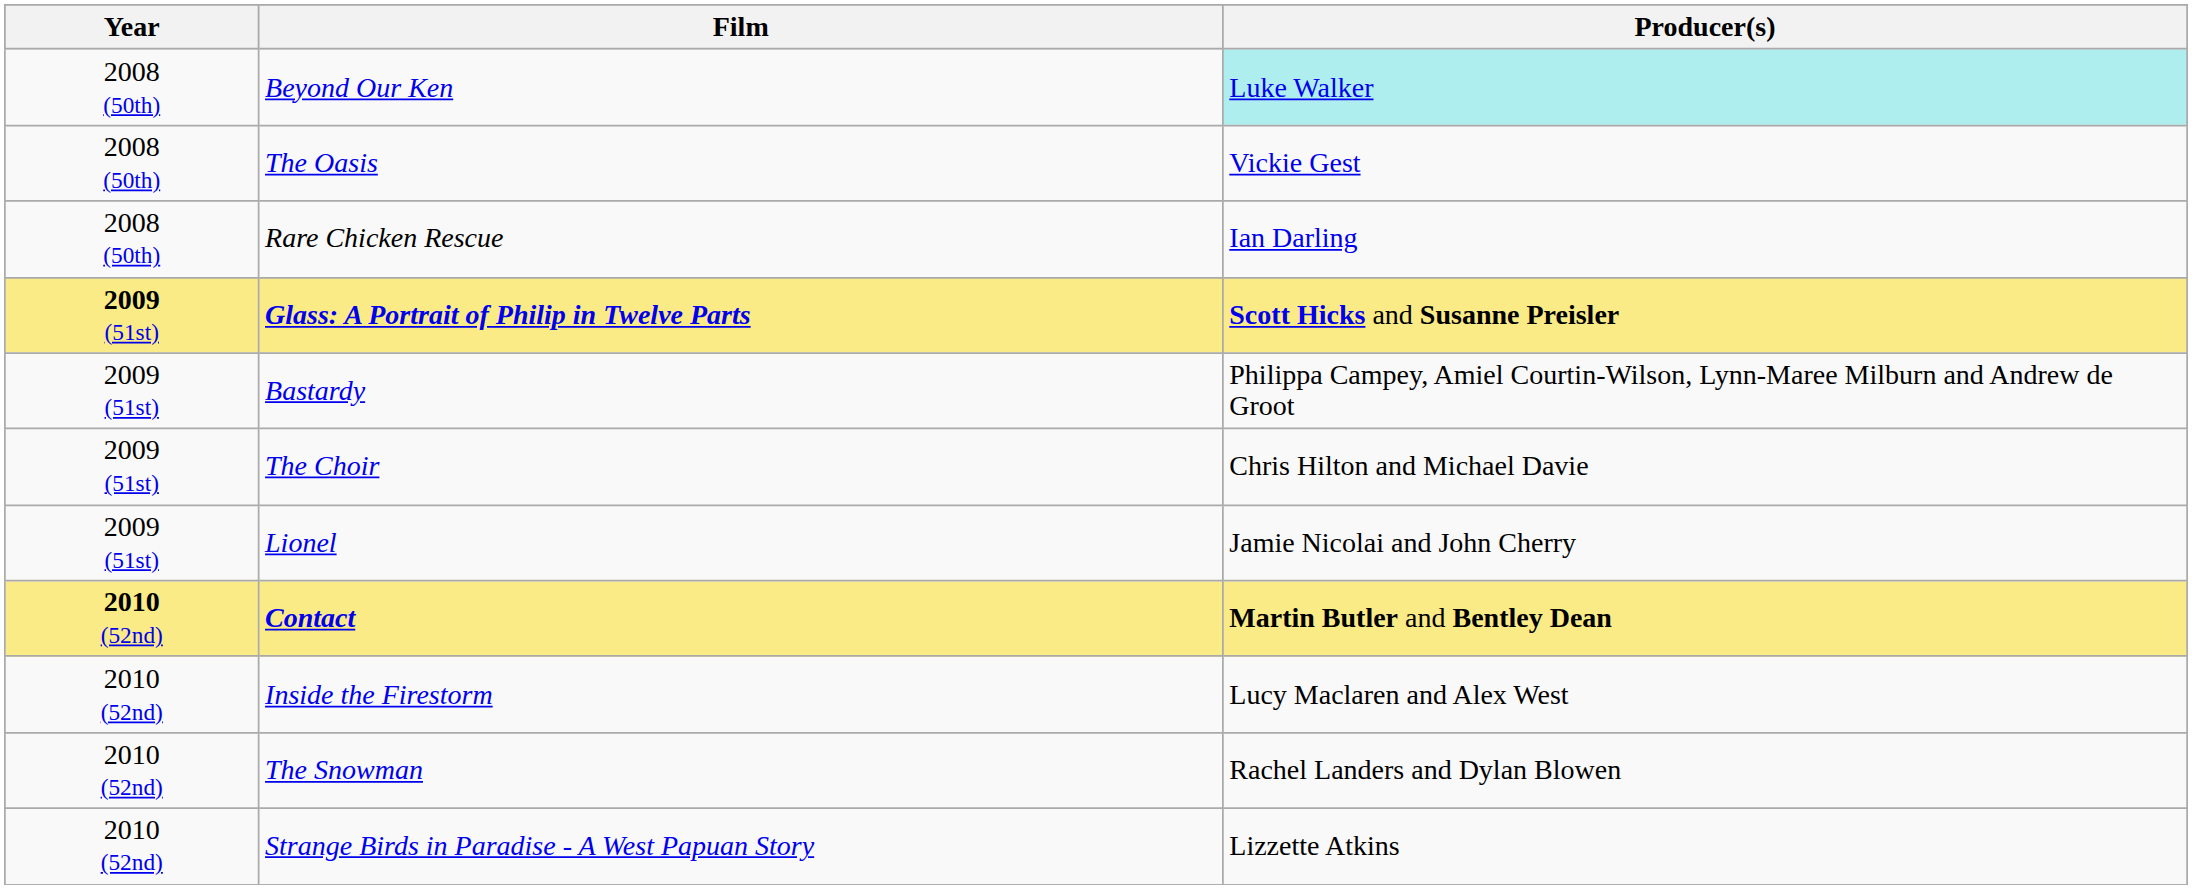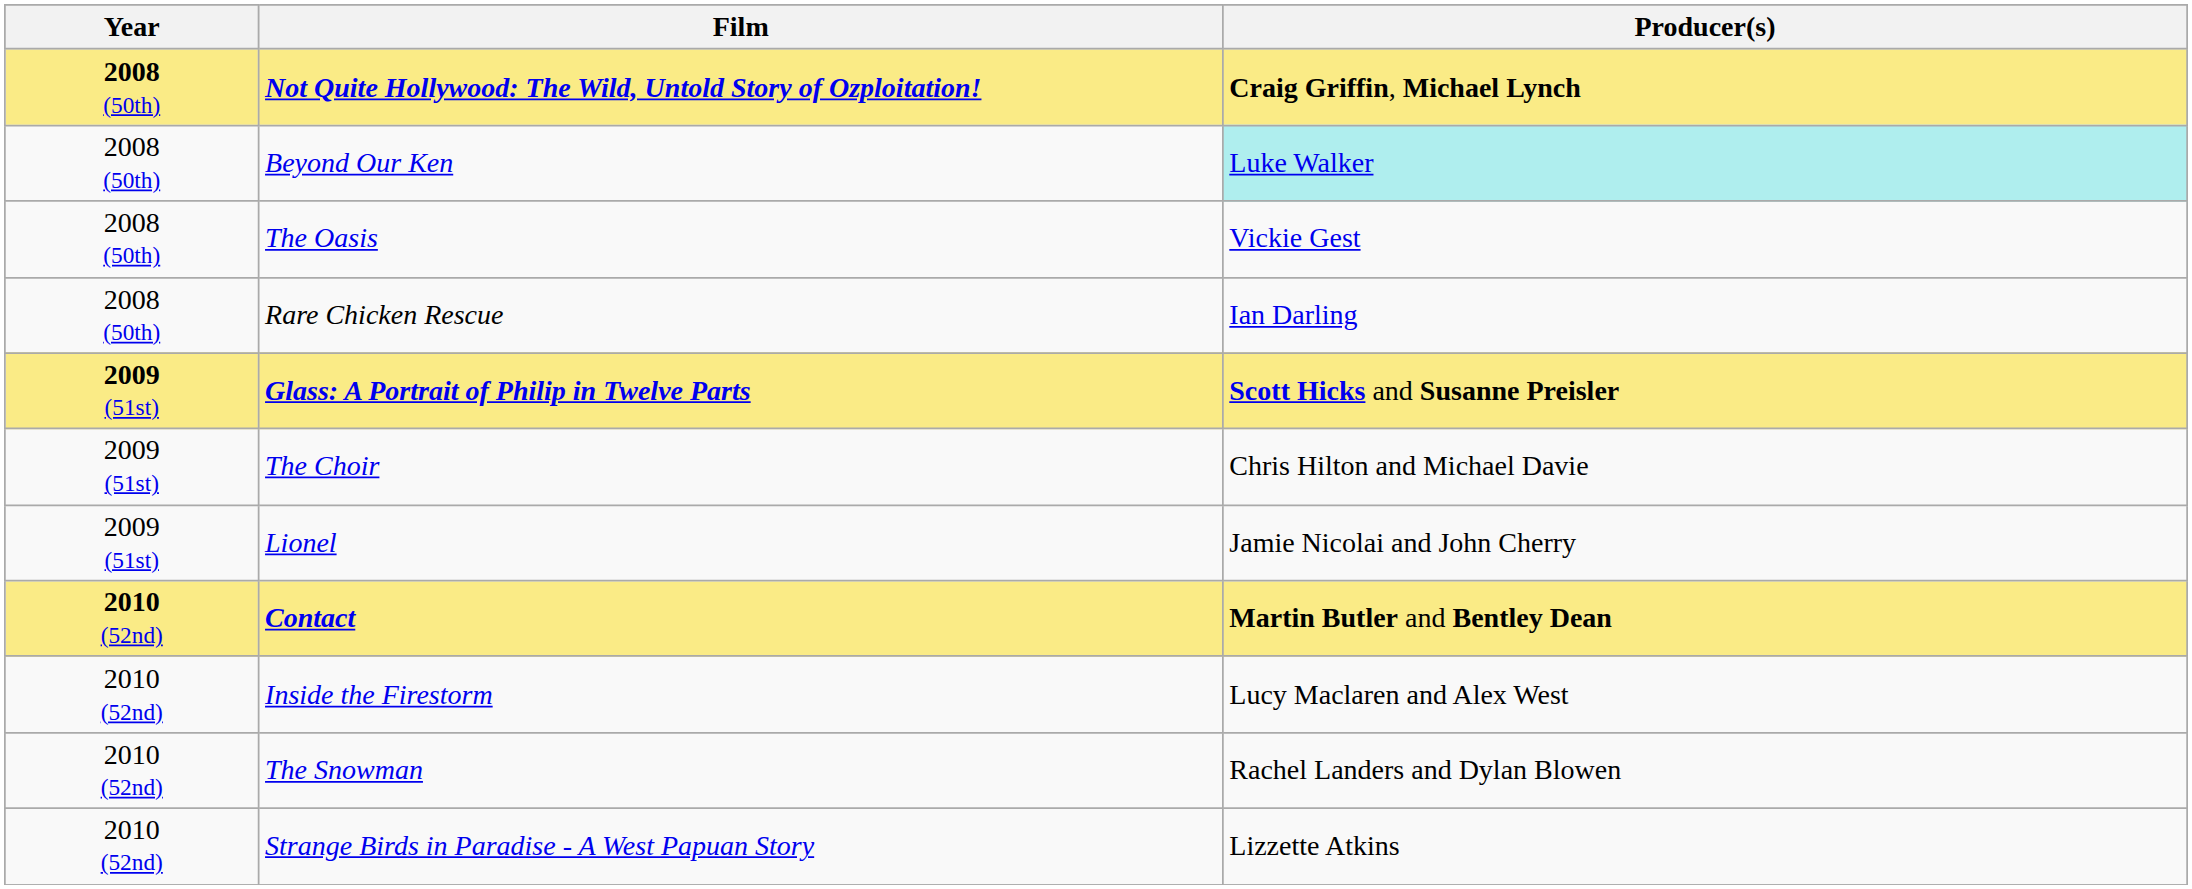+ row: (623, 86)
- row: (315, 390)
